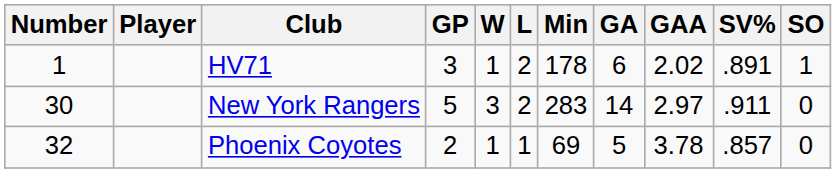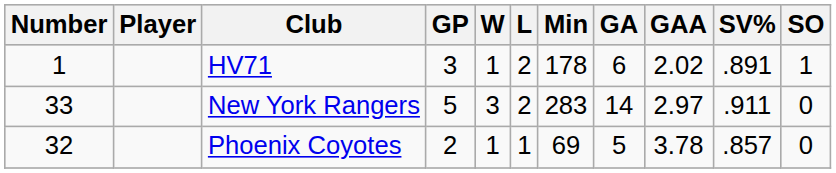(59, 106) 30 -> (59, 106) 33
